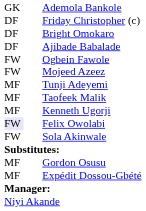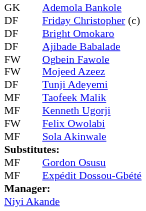(12, 85) MF -> (11, 85) DF
(12, 123) lavender background -> (12, 123) no background
(12, 136) FW -> (12, 136) MF
